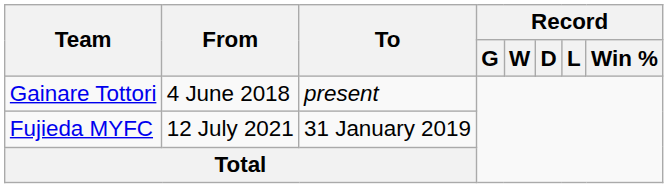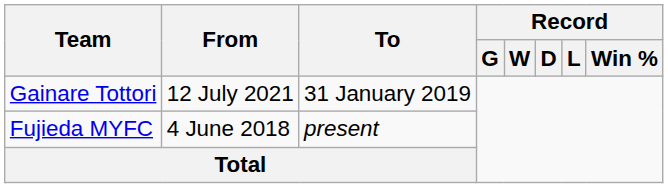(228, 93) 4 June 2018 -> (230, 93) 12 July 2021
(341, 93) present -> (388, 93) 31 January 2019
(230, 128) 12 July 2021 -> (228, 128) 4 June 2018
(388, 128) 31 January 2019 -> (341, 128) present
